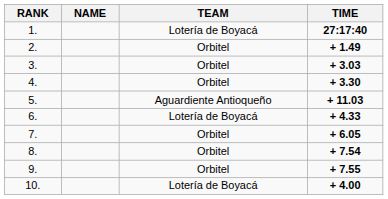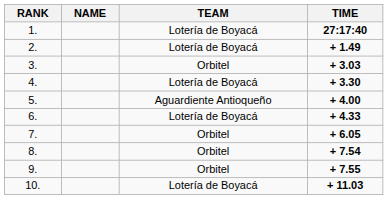(213, 48) Orbitel -> (213, 48) Lotería de Boyacá
(213, 83) Orbitel -> (213, 83) Lotería de Boyacá
(345, 100) + 11.03 -> (345, 100) + 4.00
(345, 186) + 4.00 -> (345, 186) + 11.03
